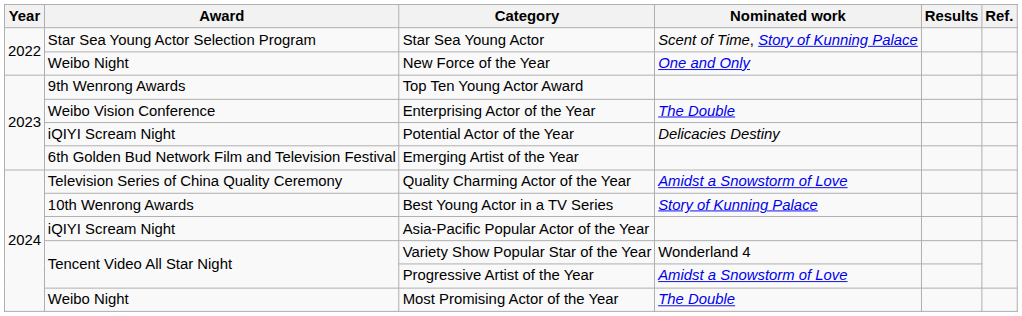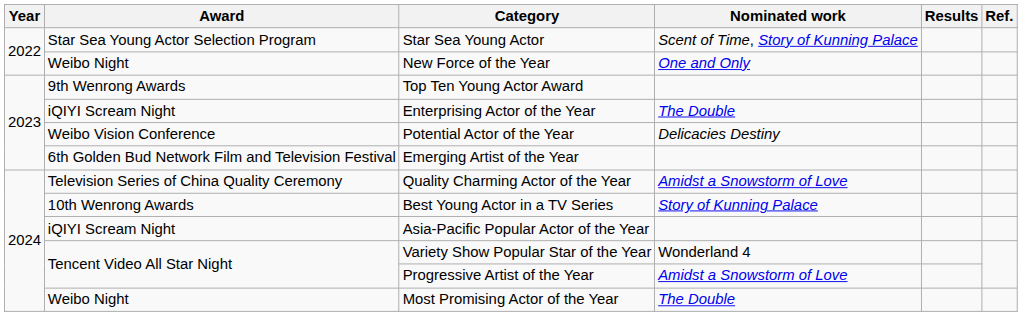(132, 110) Weibo Vision Conference -> (112, 110) iQIYI Scream Night
(112, 134) iQIYI Scream Night -> (132, 134) Weibo Vision Conference
